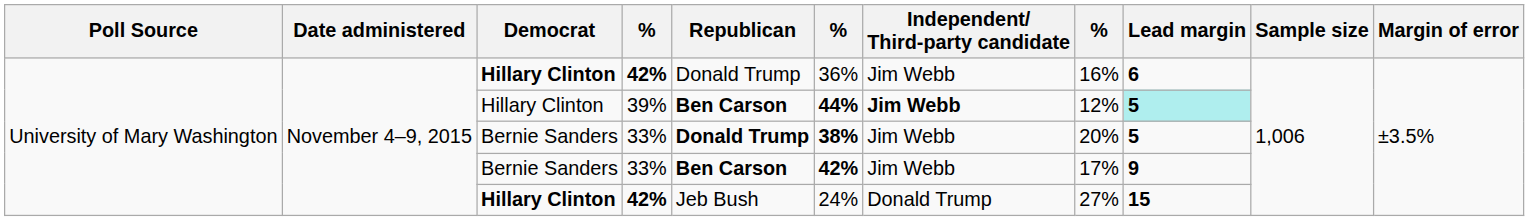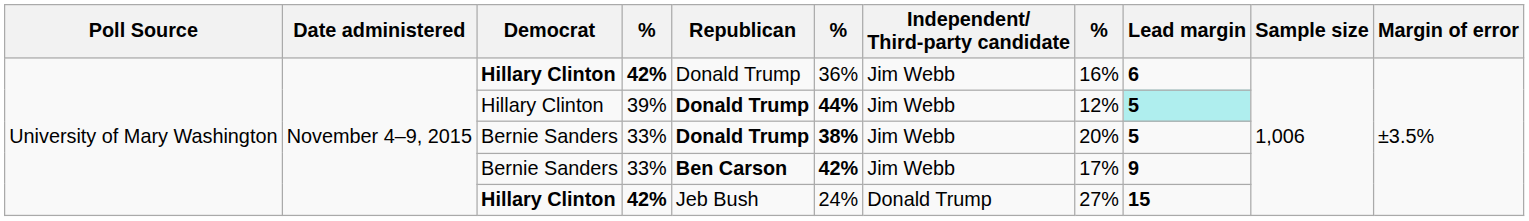(732, 105) Ben Carson -> (743, 105) Donald Trump
(914, 105) bold -> (911, 105) normal
